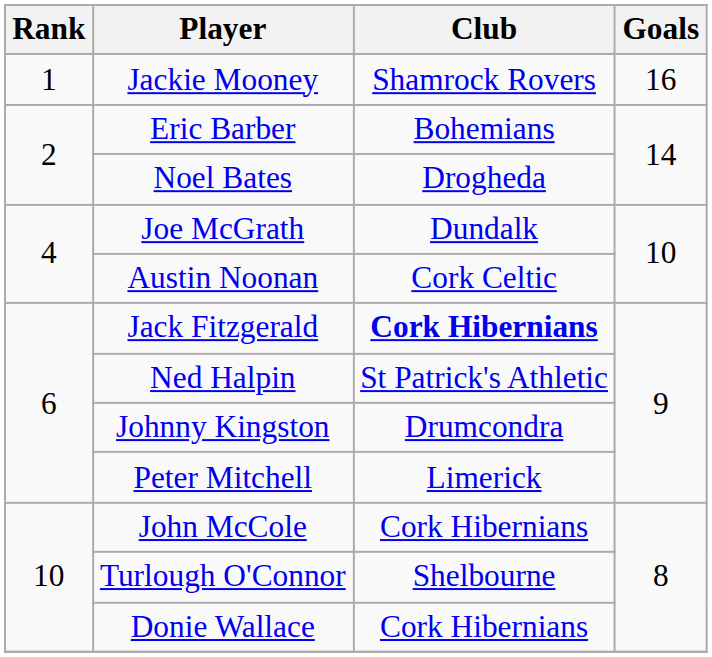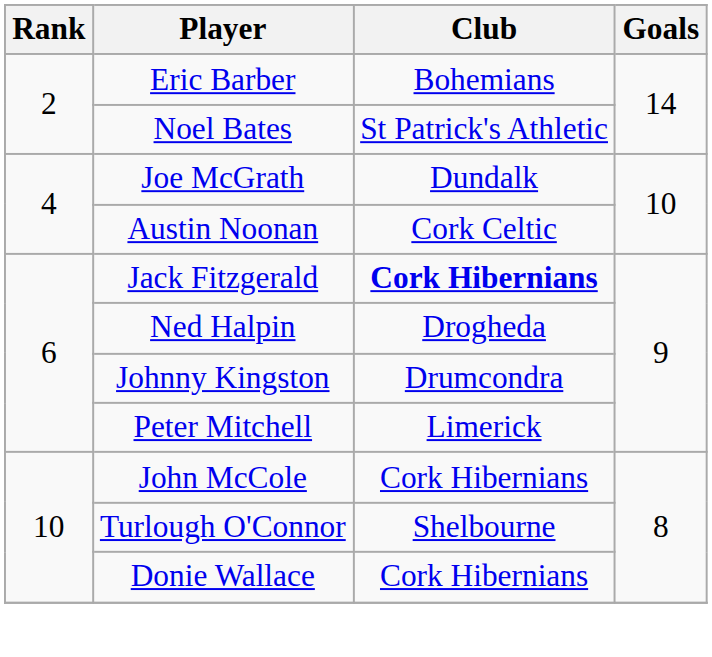- row: (223, 79)
(484, 178) Drogheda -> (484, 128) St Patrick's Athletic
(484, 377) St Patrick's Athletic -> (484, 327) Drogheda
